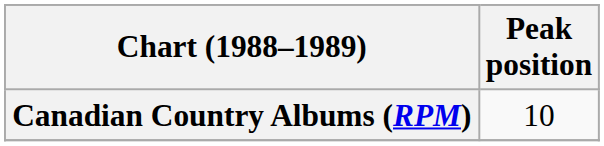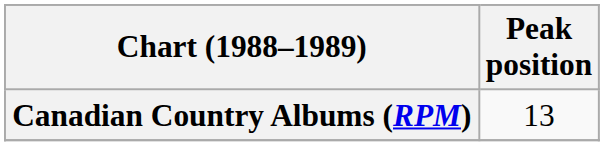(539, 114) 10 -> (539, 114) 13
